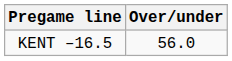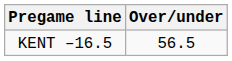(176, 43) 56.0 -> (176, 43) 56.5
